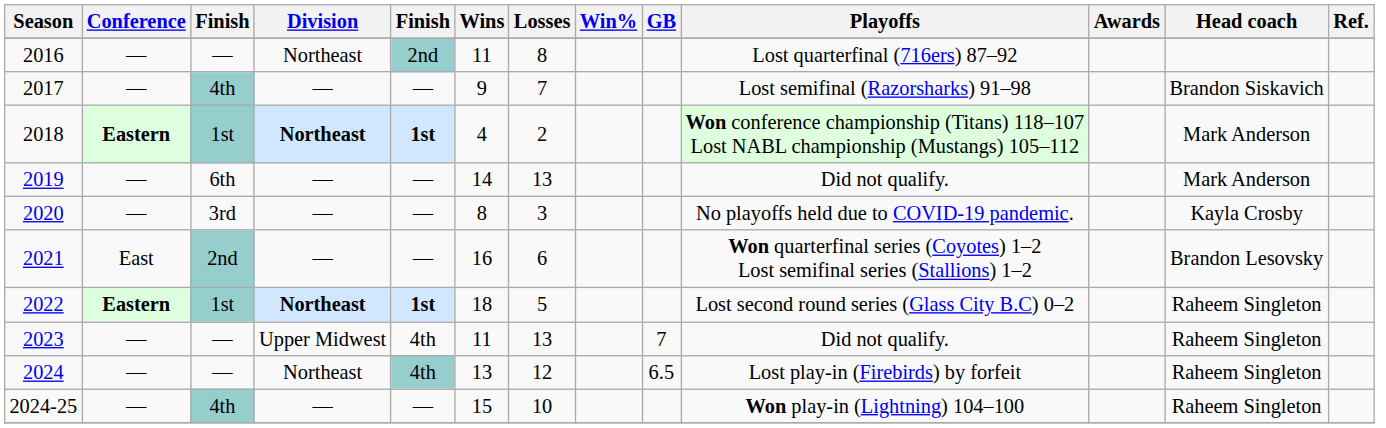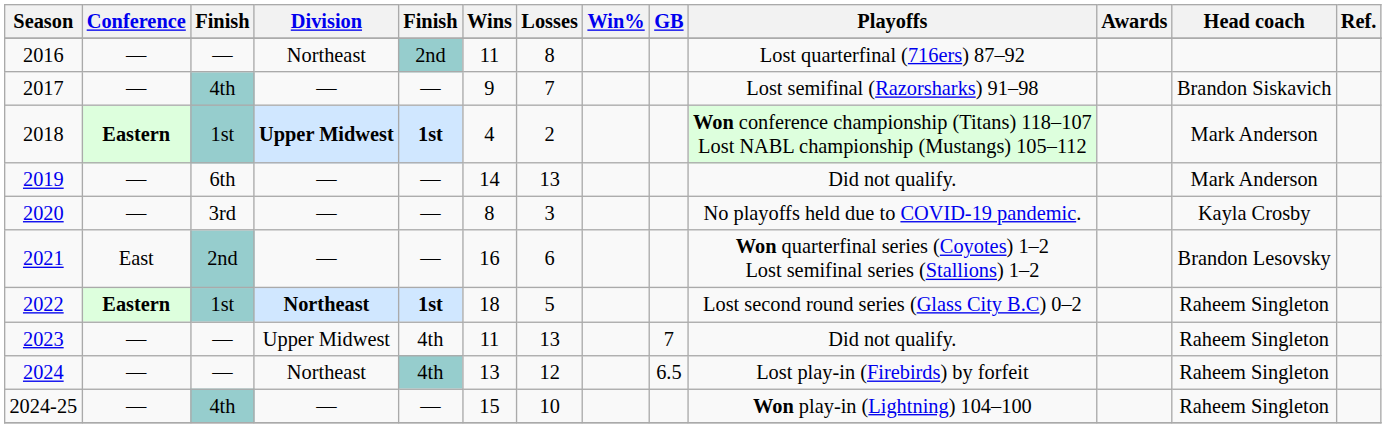(323, 134) Northeast -> (326, 134) Upper Midwest
